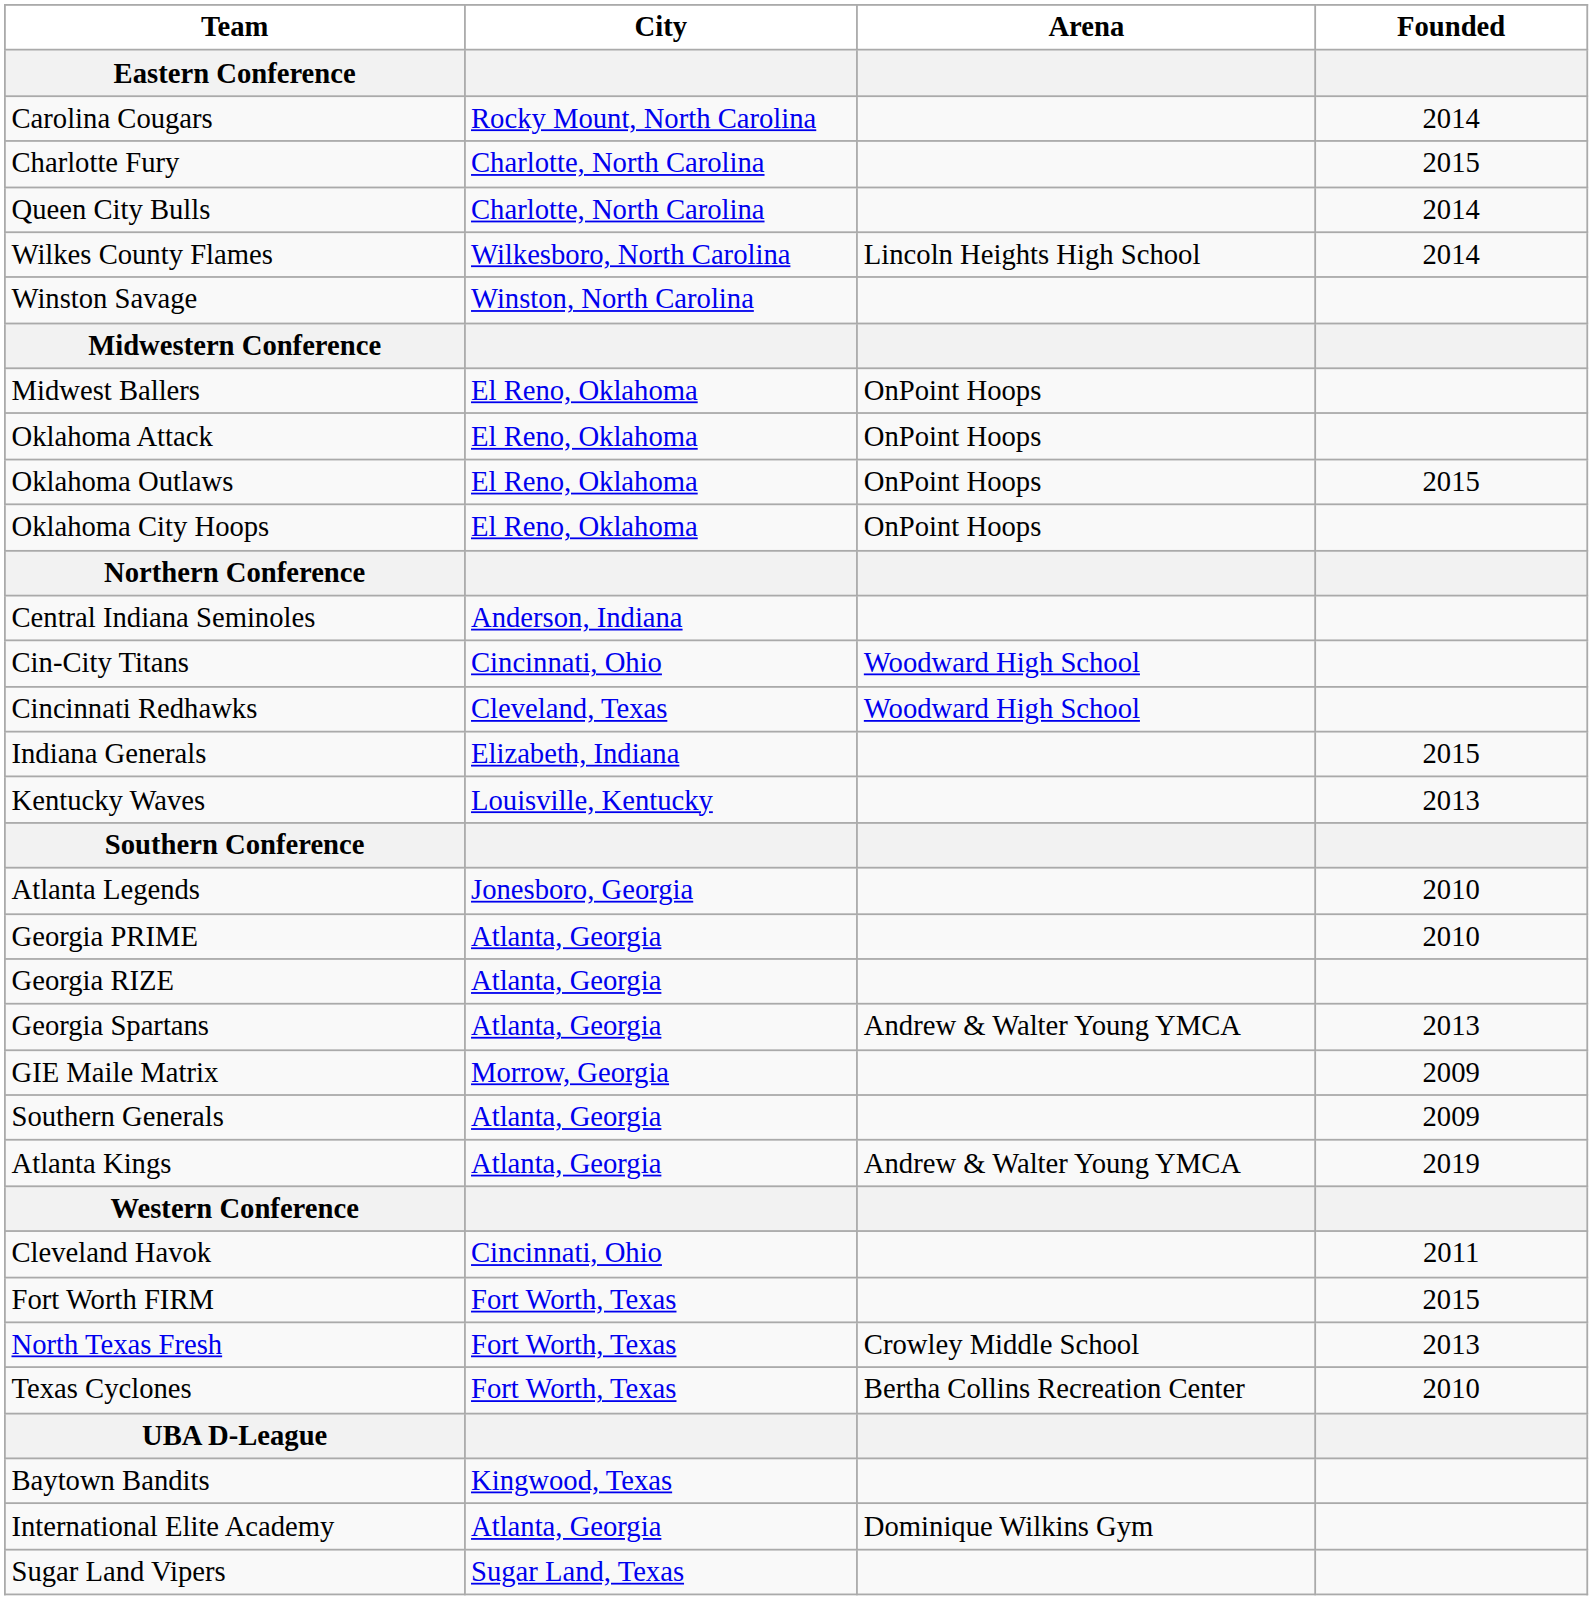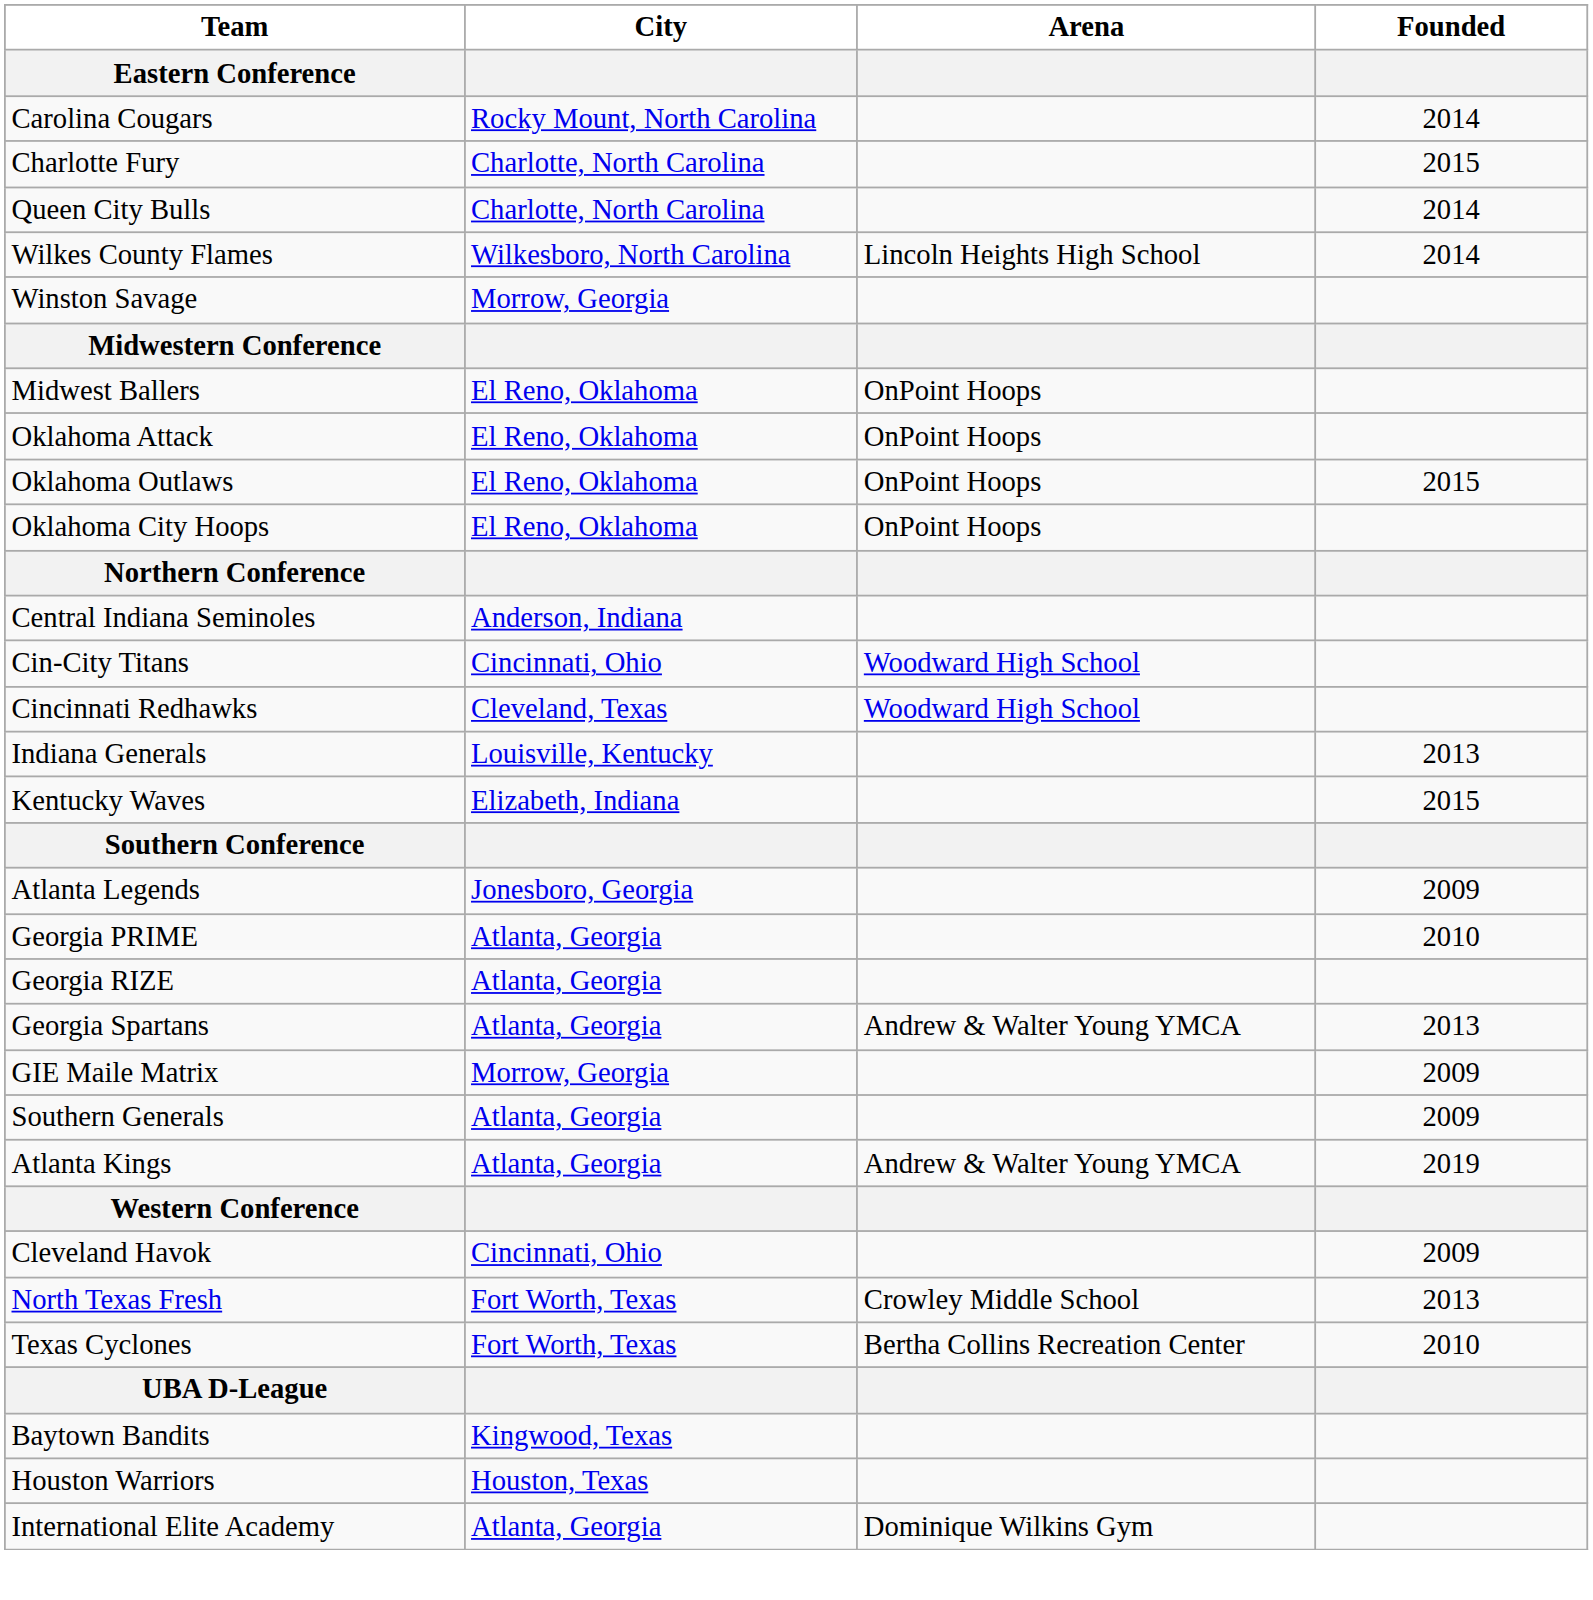(612, 299) Winston, North Carolina -> (570, 299) Morrow, Georgia
(575, 753) Elizabeth, Indiana -> (592, 753) Louisville, Kentucky
(1451, 753) 2015 -> (1451, 753) 2013
(592, 799) Louisville, Kentucky -> (575, 799) Elizabeth, Indiana
(1451, 799) 2013 -> (1451, 799) 2015
(1451, 890) 2010 -> (1451, 890) 2009
(1451, 1253) 2011 -> (1451, 1253) 2009
- row: (113, 1299)
+ row: (113, 1480)
- row: (119, 1571)
